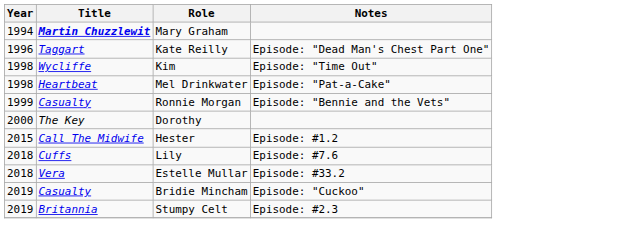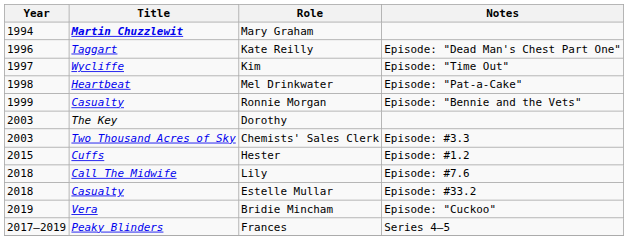(20, 67) 1998 -> (20, 67) 1997
(20, 120) 2000 -> (20, 120) 2003
+ row: (310, 138)
(91, 138) Call The Midwife -> (88, 156) Cuffs
(55, 156) Cuffs -> (124, 173) Call The Midwife
(52, 173) Vera -> (98, 191) Casualty
(65, 191) Casualty -> (85, 209) Vera
+ row: (264, 227)
- row: (192, 209)
